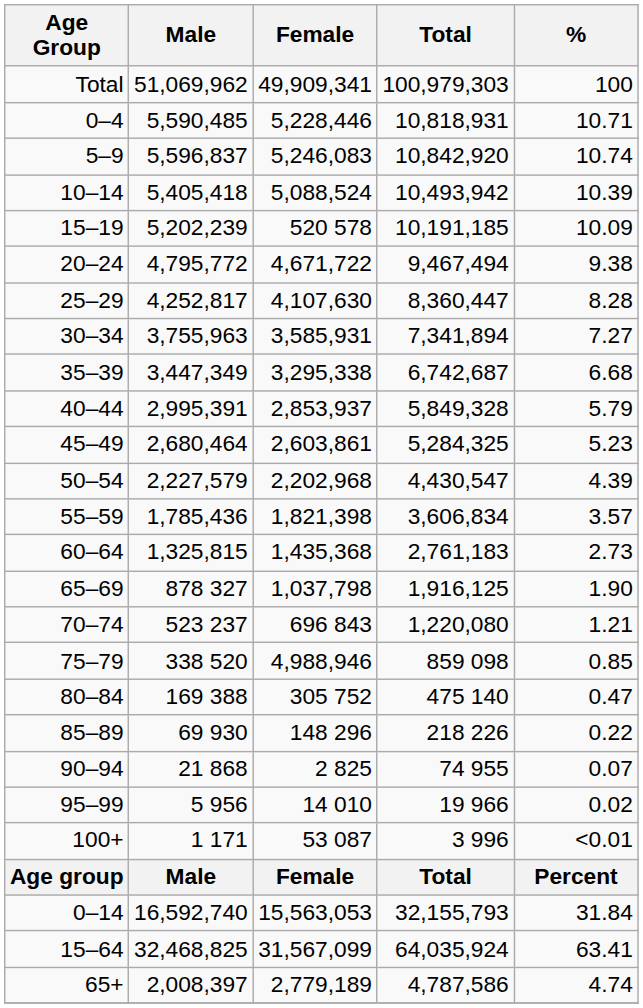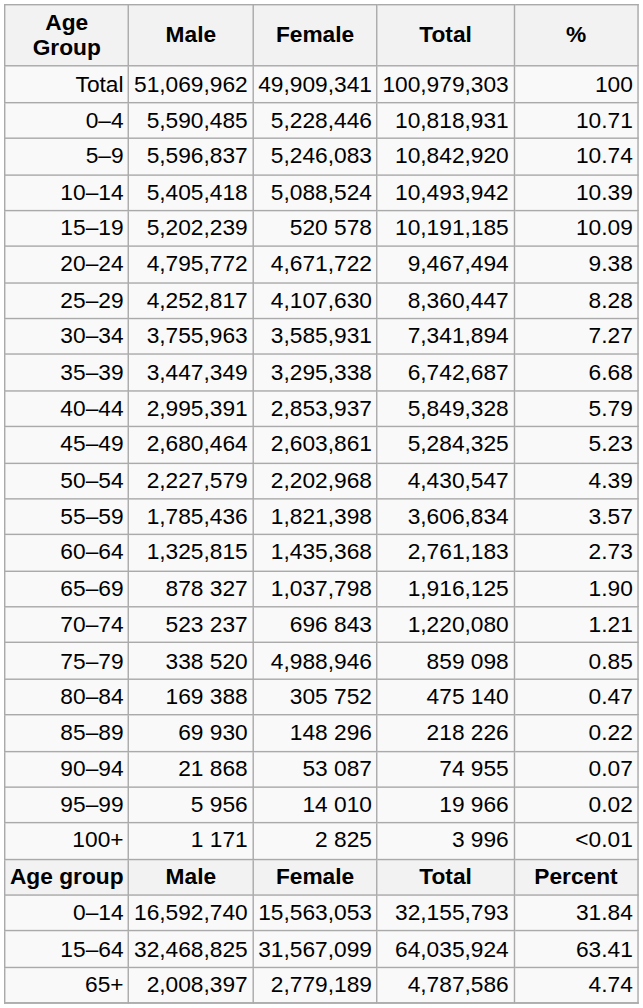(343, 768) 2 825 -> (337, 768) 53 087
(337, 840) 53 087 -> (343, 840) 2 825
